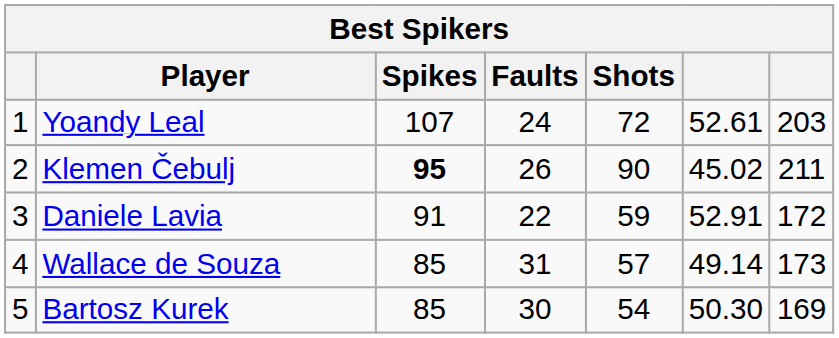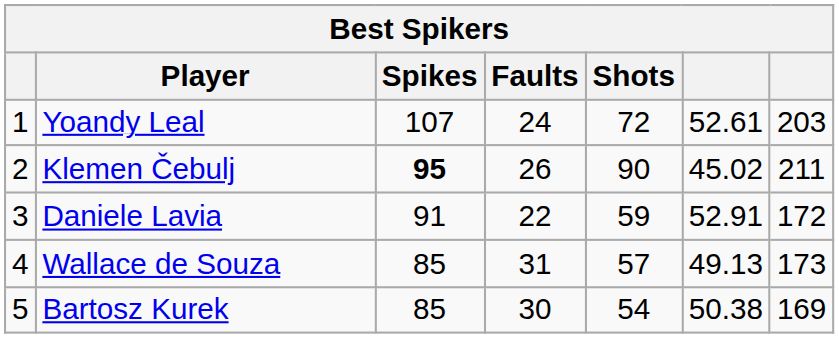(726, 263) 49.14 -> (726, 263) 49.13
(726, 310) 50.30 -> (726, 310) 50.38
